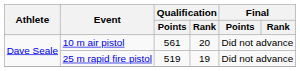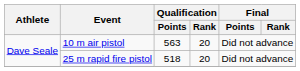(172, 43) 561 -> (172, 43) 563
(172, 59) 519 -> (172, 59) 518
(205, 59) 19 -> (205, 59) 20
